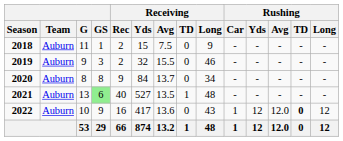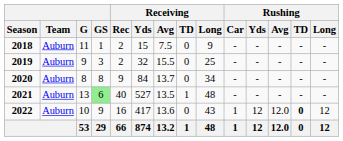(210, 62) 46 -> (210, 62) 25
